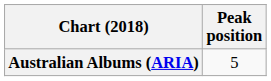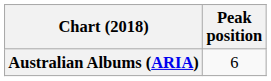(234, 62) 5 -> (234, 62) 6
